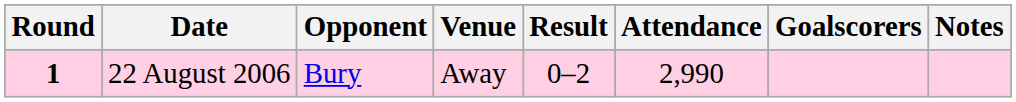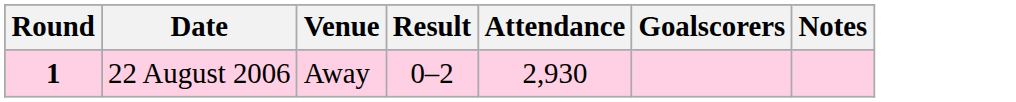- column: (365, 27)
(691, 73) 2,990 -> (555, 73) 2,930
